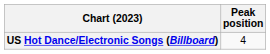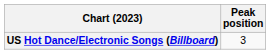(243, 40) 4 -> (243, 40) 3
